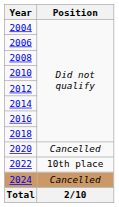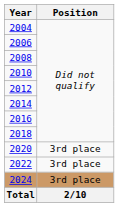(75, 149) Cancelled -> (75, 149) 3rd place
(75, 165) 10th place -> (75, 165) 3rd place
(75, 180) Cancelled -> (75, 180) 3rd place
